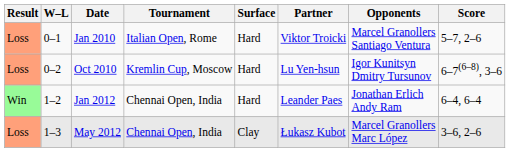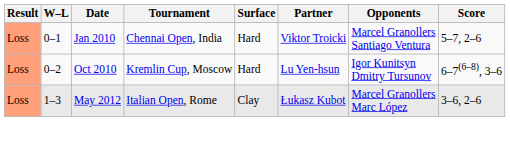(172, 38) Italian Open, Rome -> (174, 38) Chennai Open, India
- row: (95, 100)
(174, 132) Chennai Open, India -> (172, 100) Italian Open, Rome
